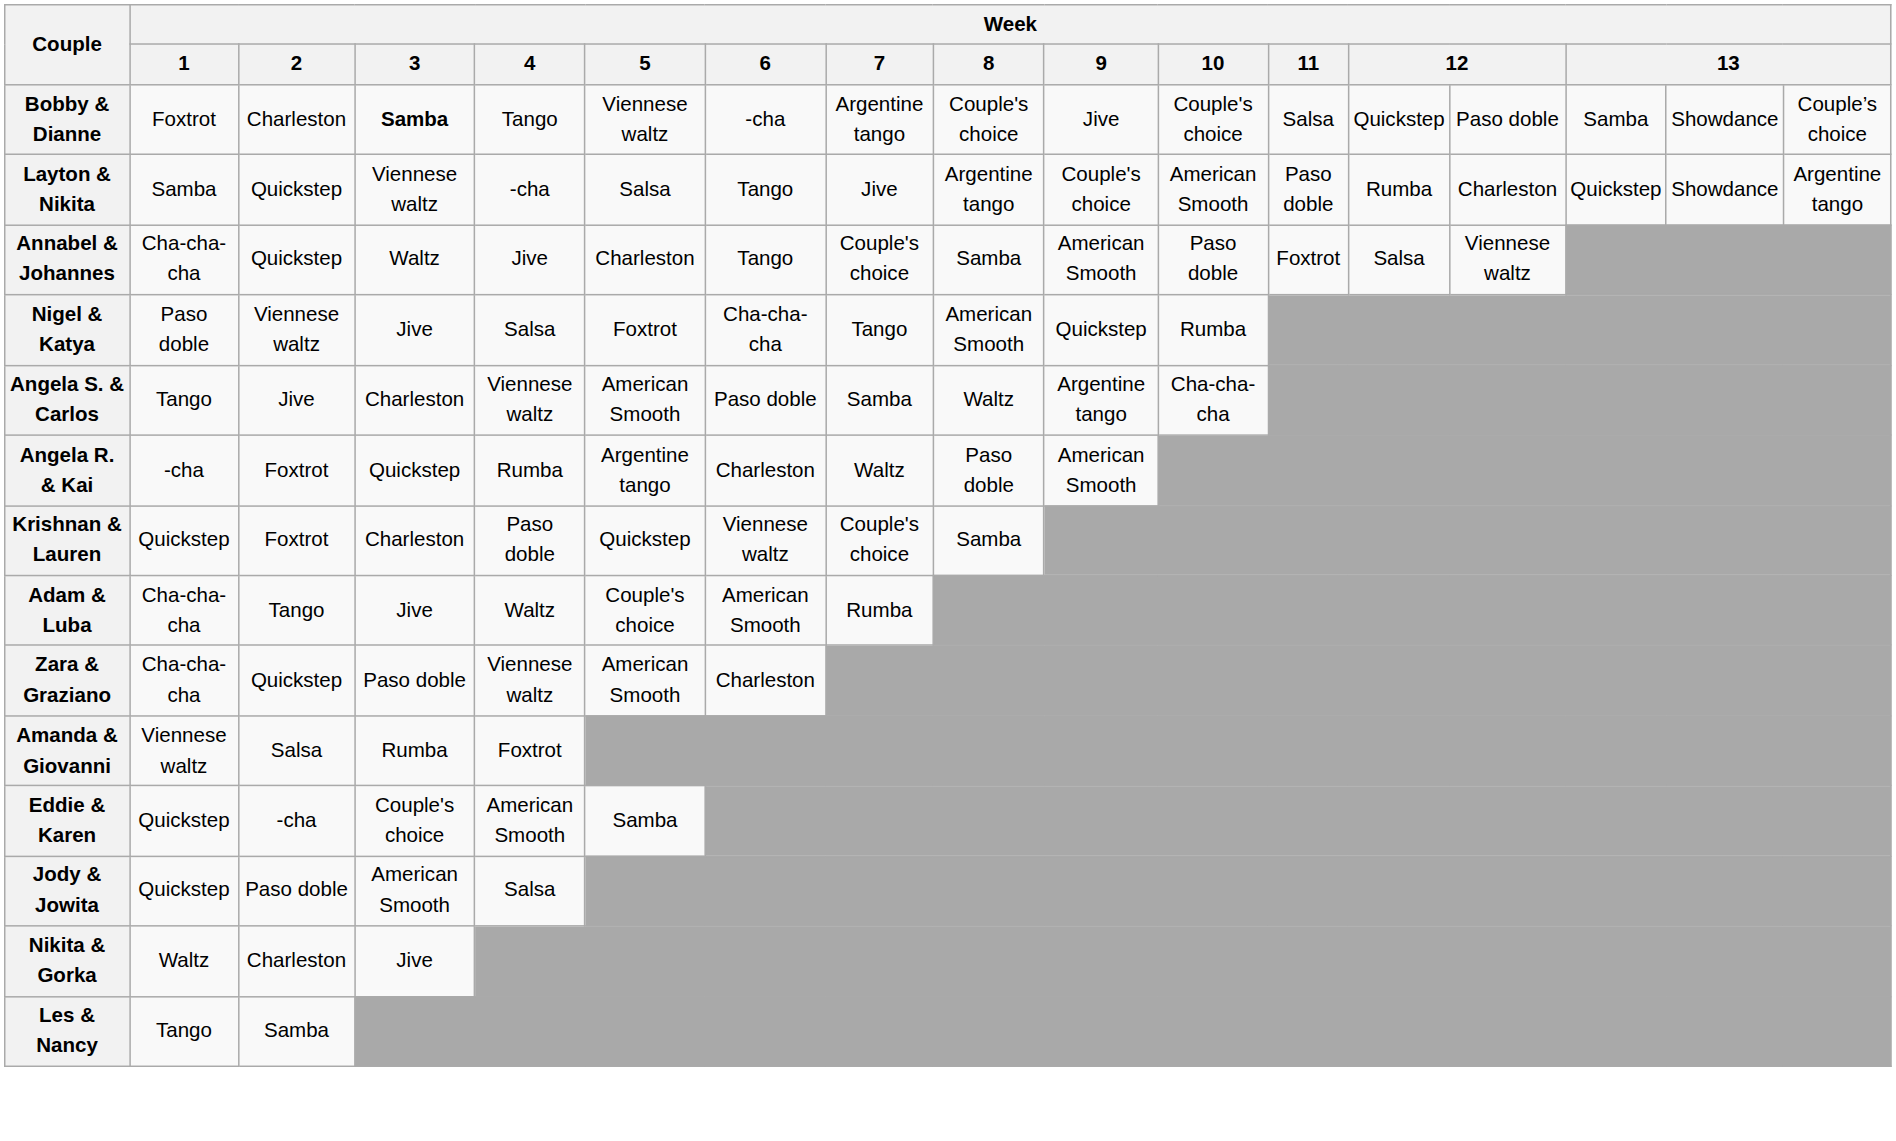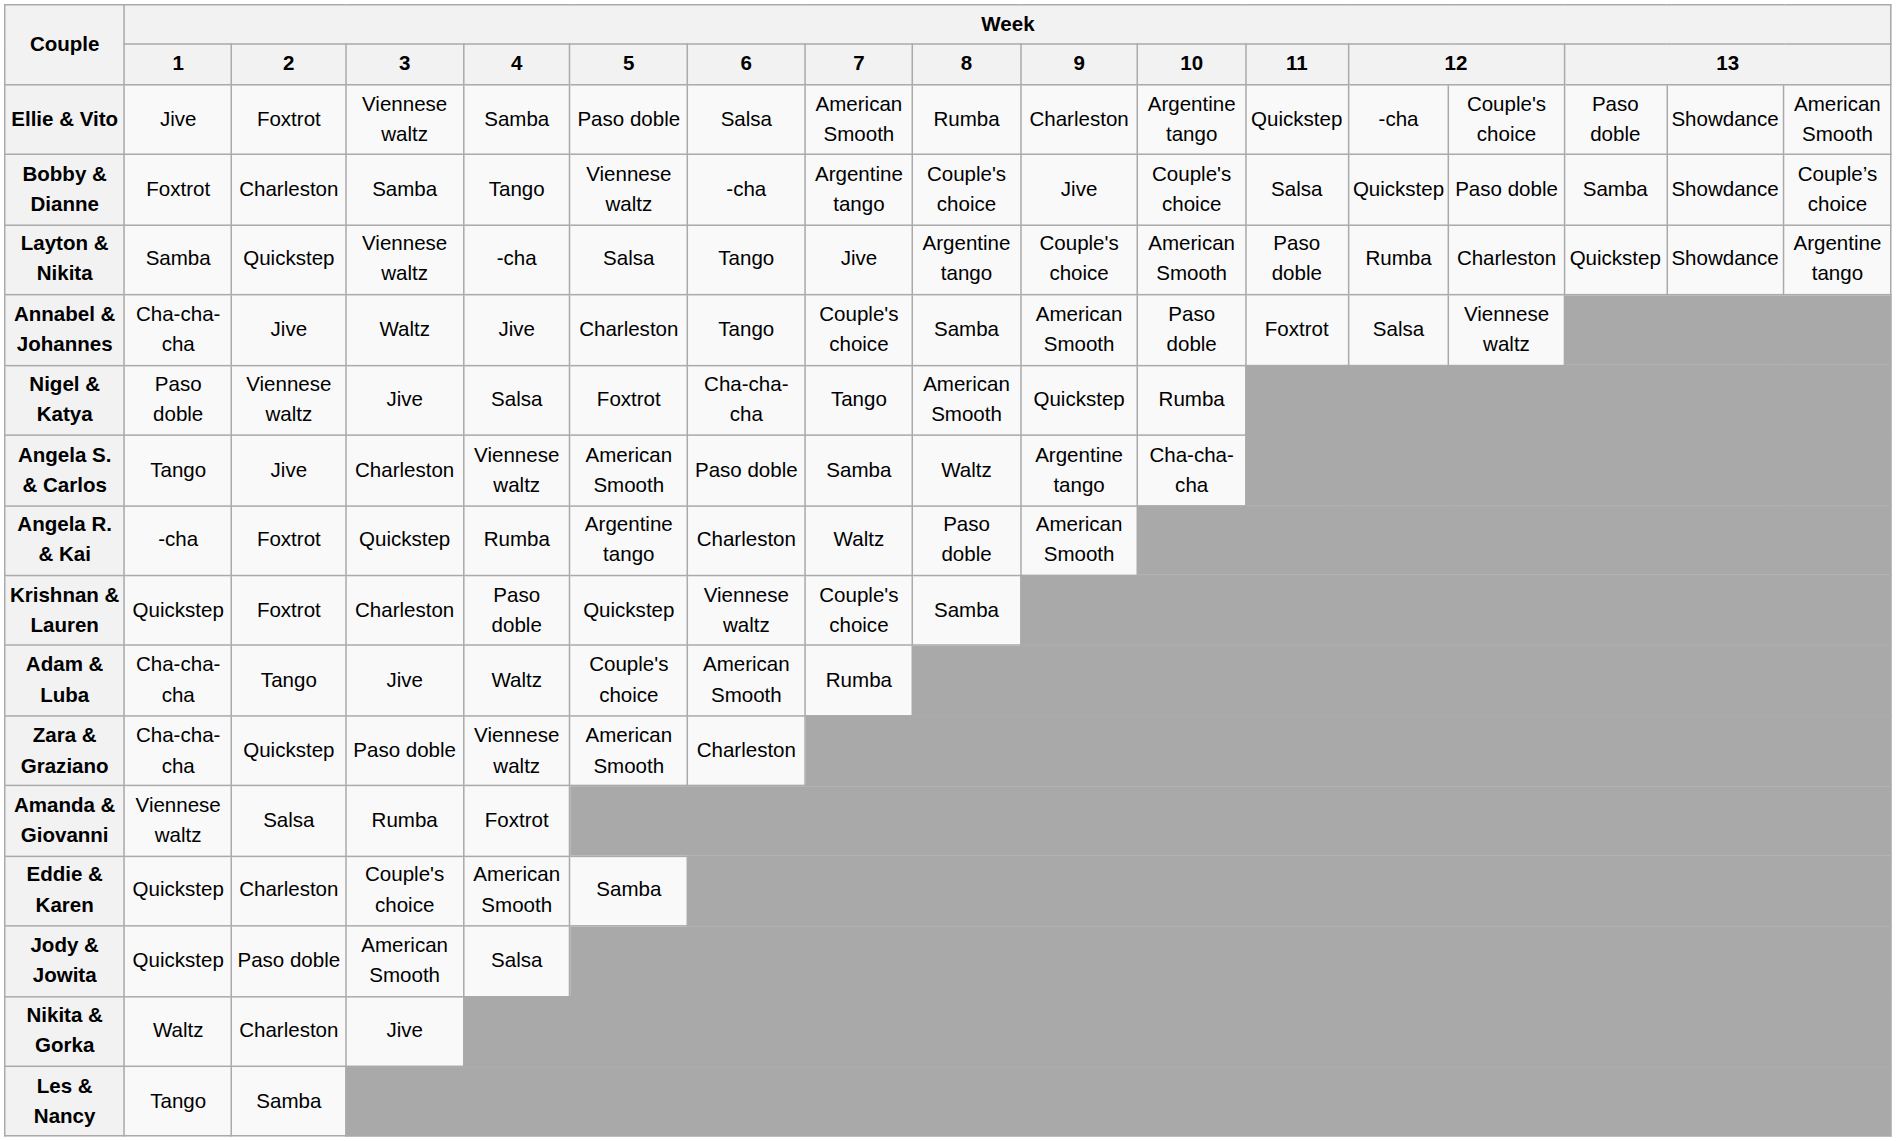+ row: (65, 118)
(415, 118) bold -> (405, 189) normal
(297, 259) Quickstep -> (289, 329) Jive
(297, 820) -cha -> (289, 890) Charleston
